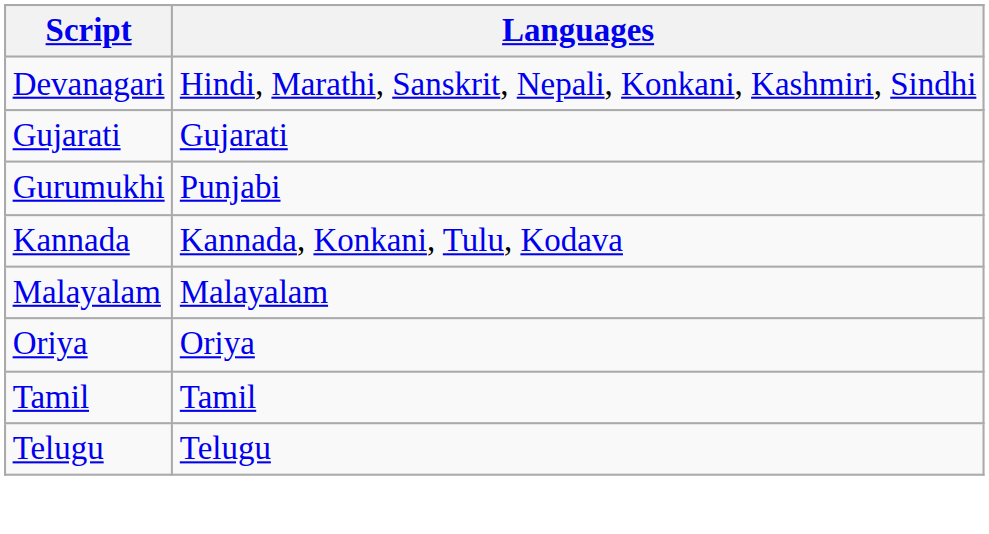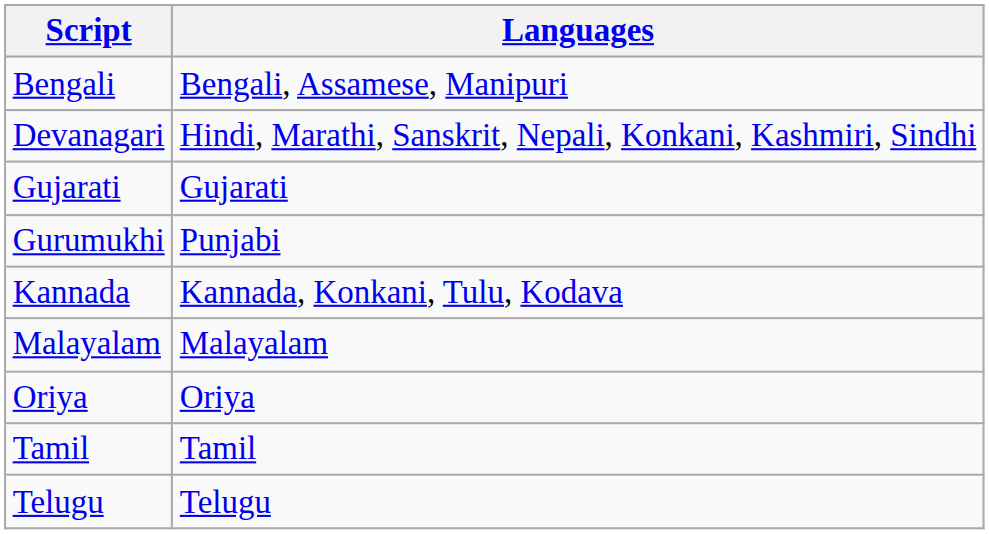+ row: (64, 82)
